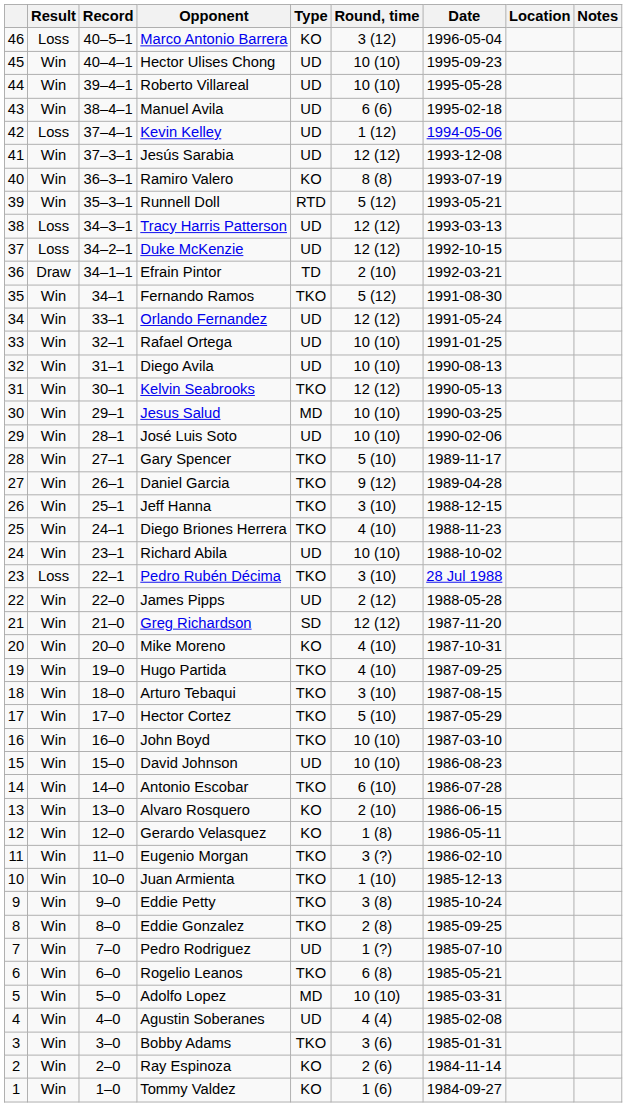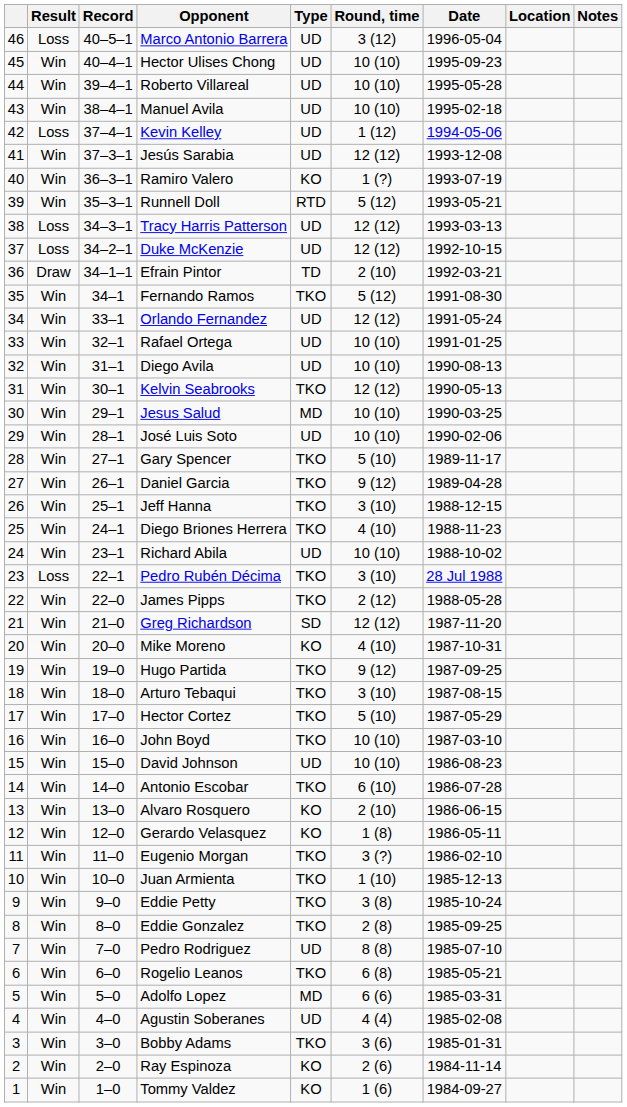(311, 39) KO -> (311, 39) UD
(377, 109) 6 (6) -> (377, 109) 10 (10)
(377, 179) 8 (8) -> (377, 179) 1 (?)
(311, 599) UD -> (311, 599) TKO
(377, 669) 4 (10) -> (377, 669) 9 (12)
(377, 949) 1 (?) -> (377, 949) 8 (8)
(377, 996) 10 (10) -> (377, 996) 6 (6)
